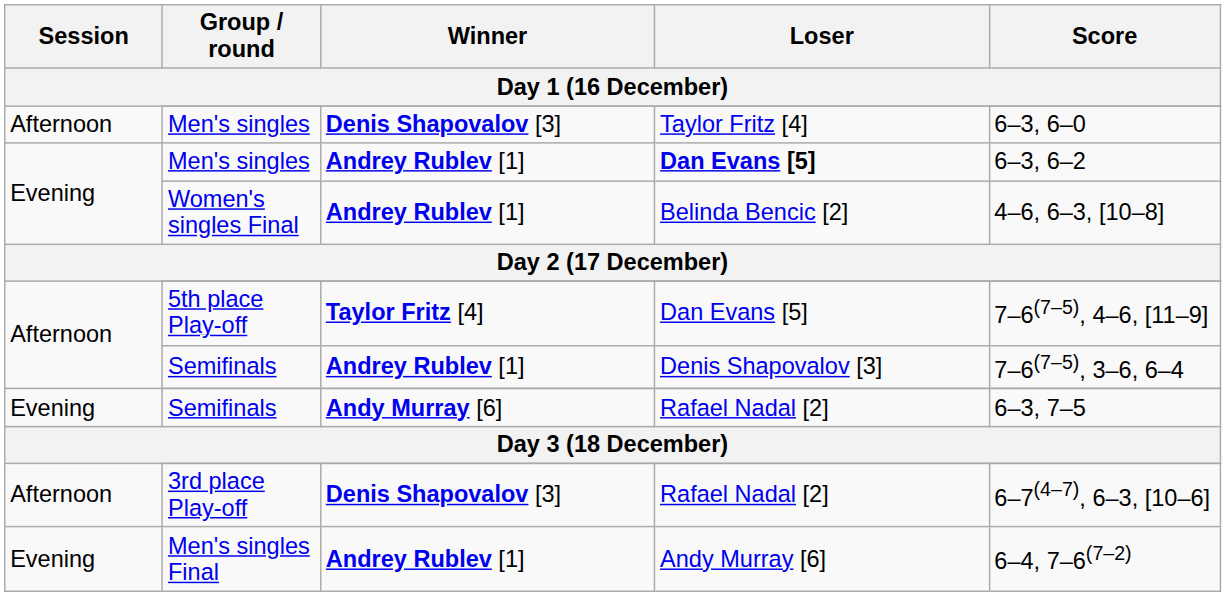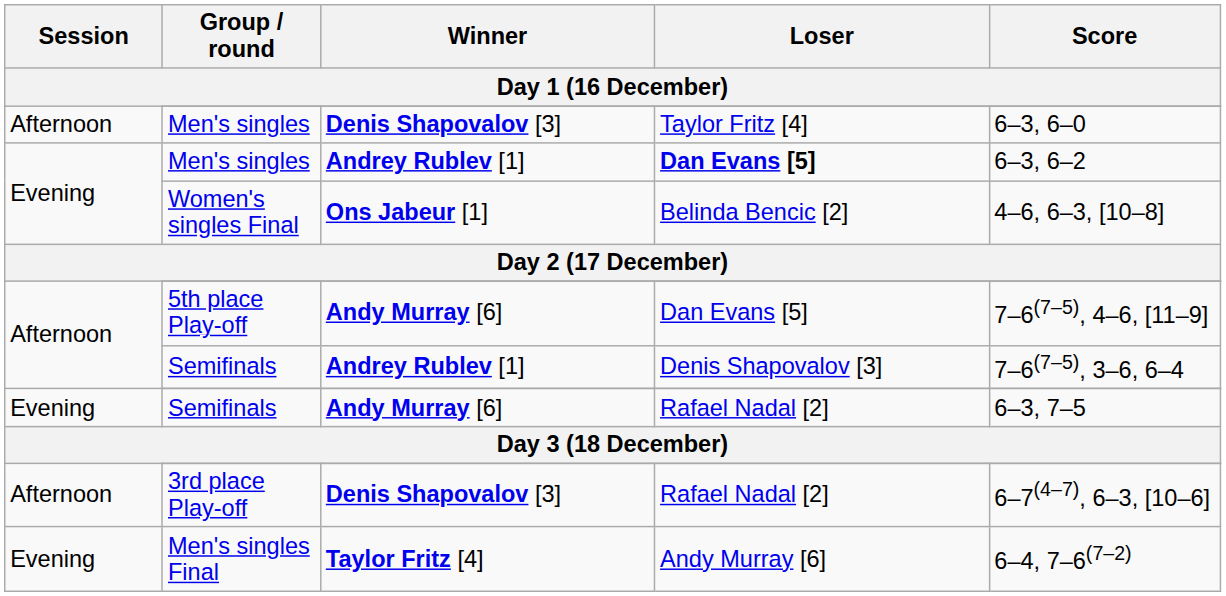(425, 212) Andrey Rublev [1] -> (407, 212) Ons Jabeur [1]
(405, 313) Taylor Fritz [4] -> (414, 313) Andy Murray [6]
(425, 558) Andrey Rublev [1] -> (405, 558) Taylor Fritz [4]
